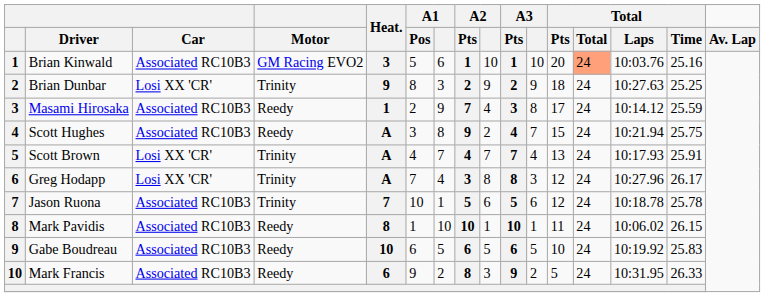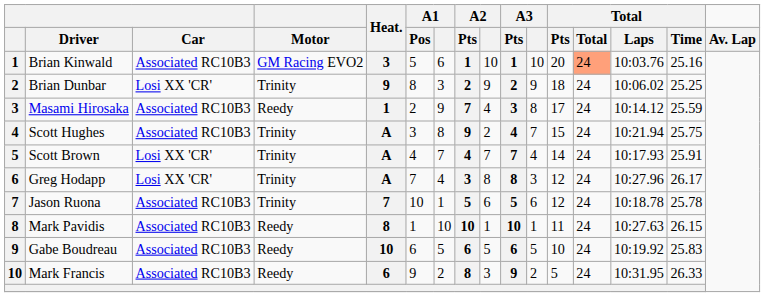(639, 85) 10:27.63 -> (639, 85) 10:06.02
(275, 132) Reedy -> (277, 132) Trinity
(558, 155) 13 -> (558, 155) 14
(639, 225) 10:06.02 -> (639, 225) 10:27.63
